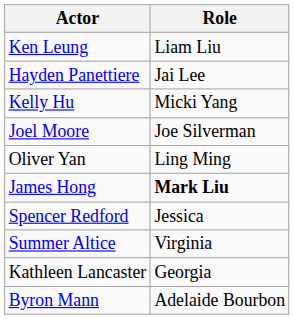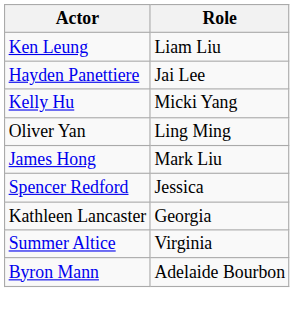- row: (49, 131)
(192, 187) bold -> (188, 159) normal
rows swapped: (62, 243) <-> (77, 272)
